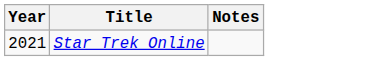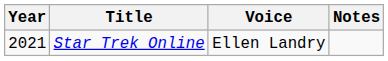+ column: (269, 17)
